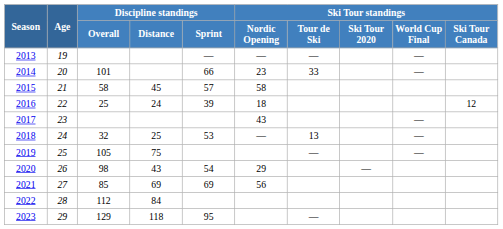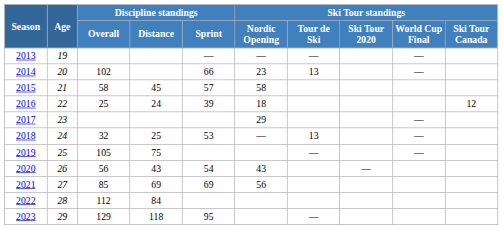(104, 72) 101 -> (104, 72) 102
(314, 72) 33 -> (314, 72) 13
(261, 120) 43 -> (261, 120) 29
(104, 168) 98 -> (104, 168) 56
(261, 168) 29 -> (261, 168) 43
